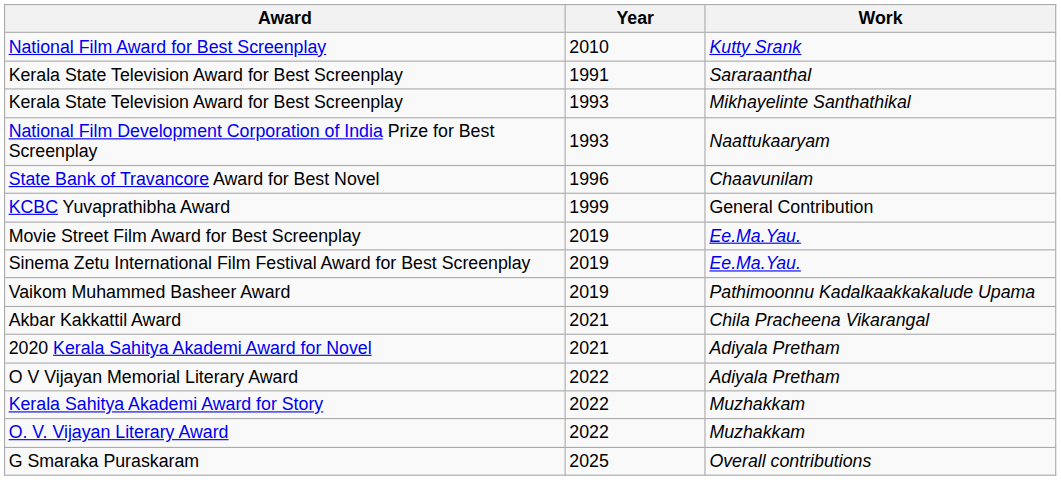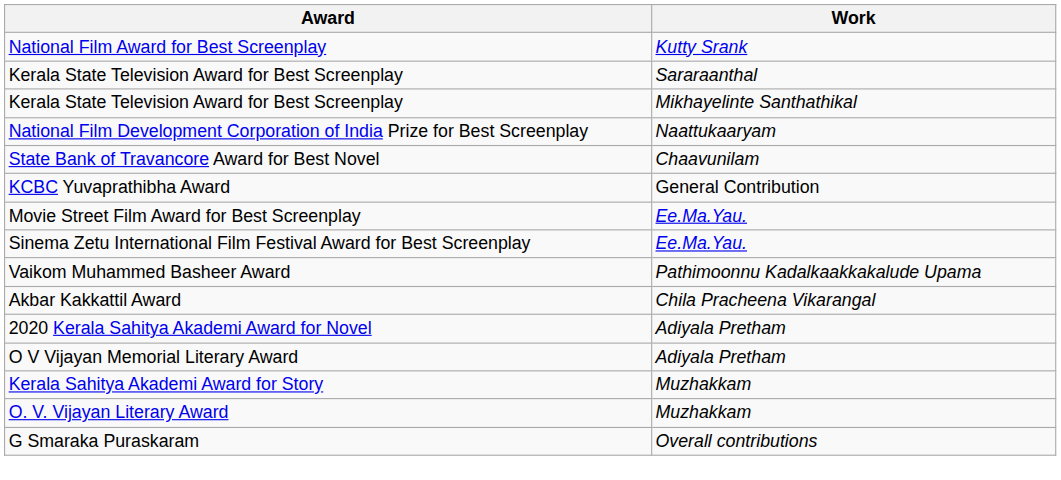- column: (635, 18)
